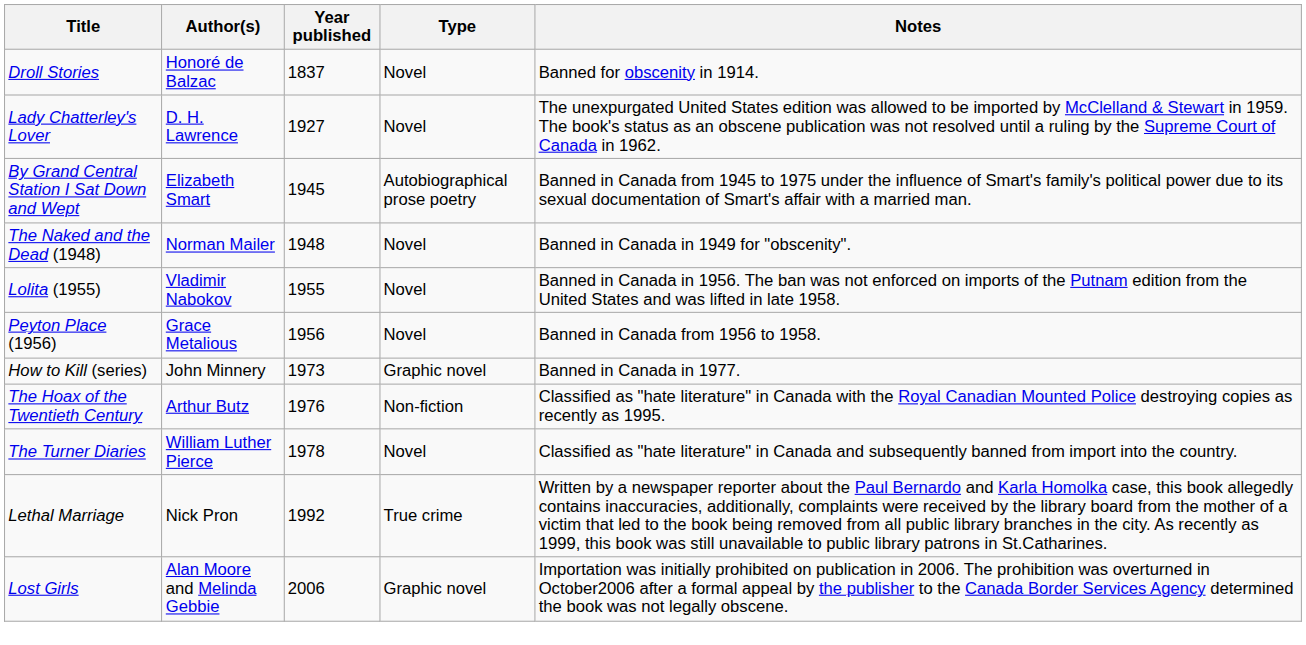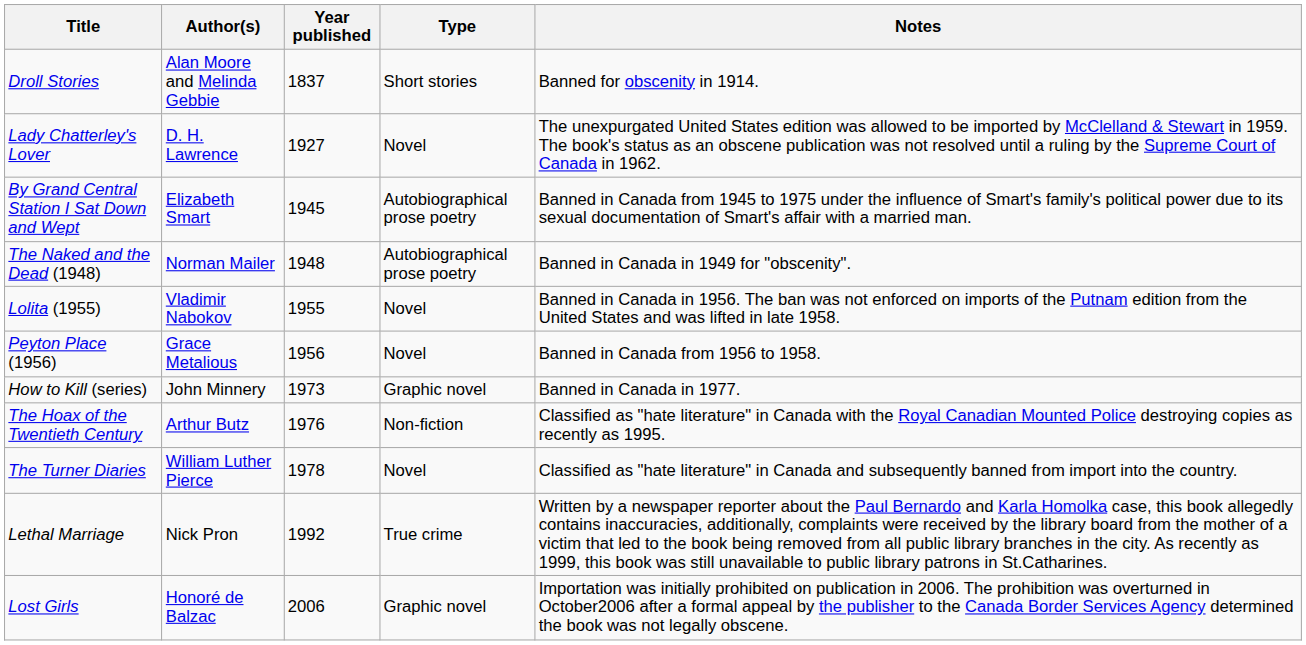(205, 72) Honoré de Balzac -> (211, 81) Alan Moore and Melinda Gebbie
(405, 72) Novel -> (430, 81) Short stories
(405, 244) Novel -> (446, 263) Autobiographical prose poetry
(211, 588) Alan Moore and Melinda Gebbie -> (205, 607) Honoré de Balzac
